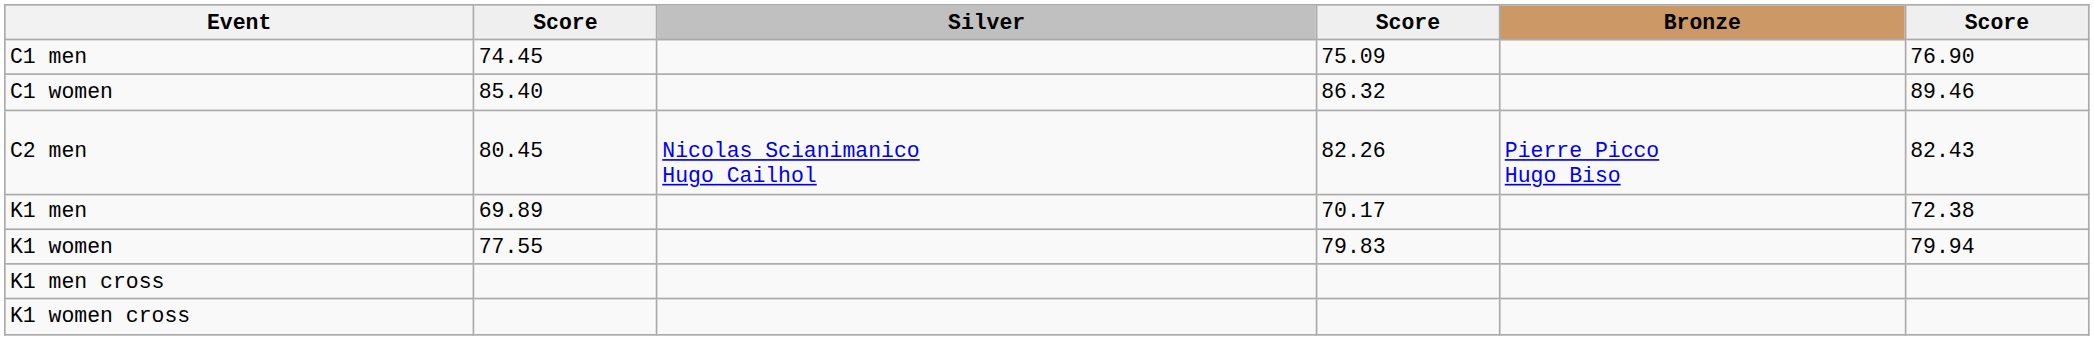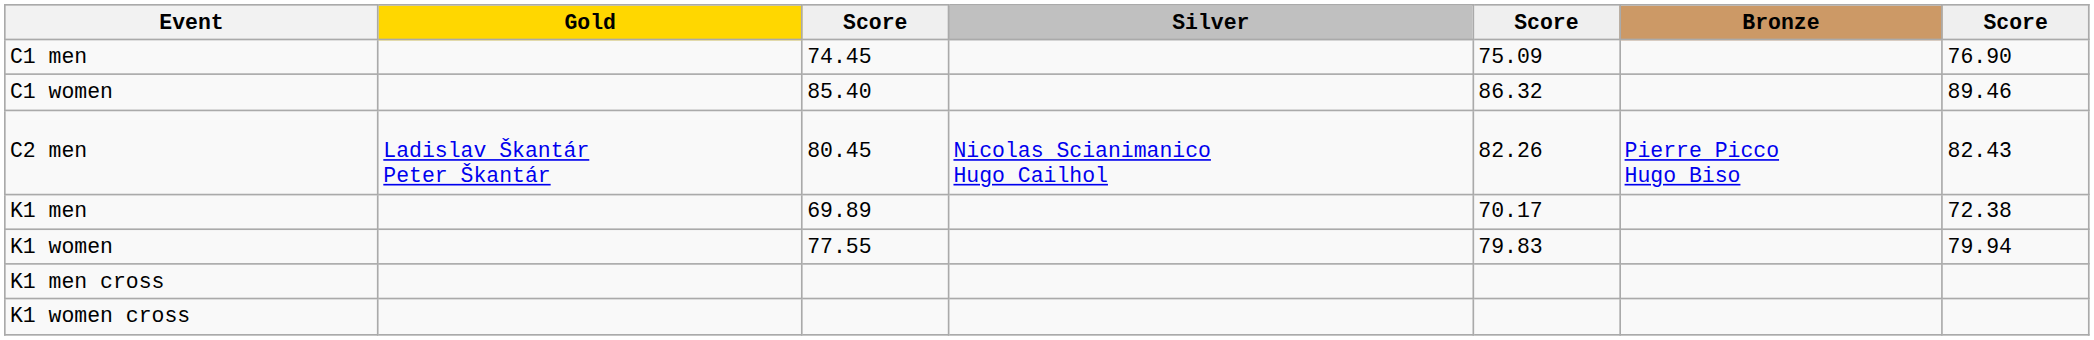+ column: (590, 22)
